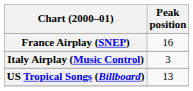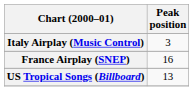rows swapped: (76, 42) <-> (76, 59)
